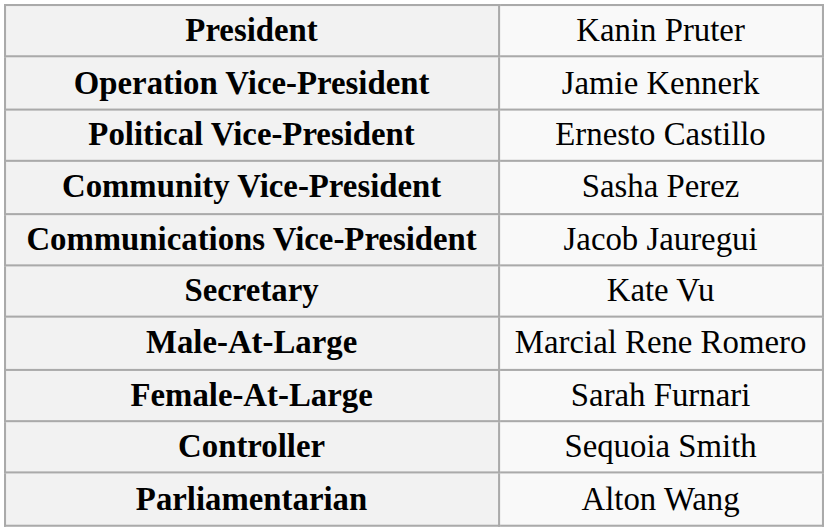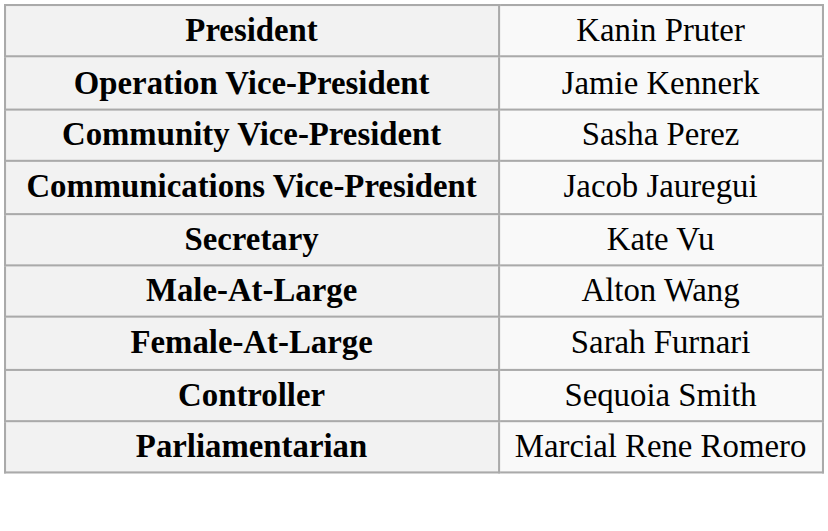- row: (252, 134)
(661, 342) Marcial Rene Romero -> (661, 290) Alton Wang
(661, 498) Alton Wang -> (661, 446) Marcial Rene Romero
